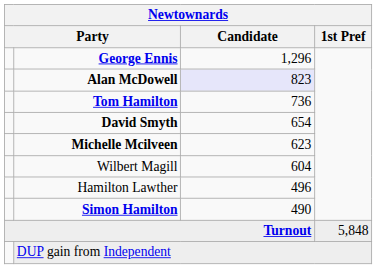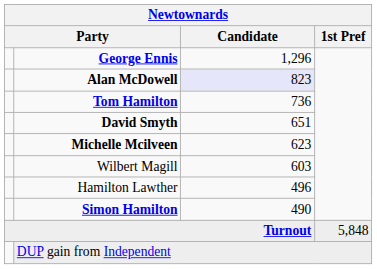(301, 123) 654 -> (301, 123) 651
(301, 166) 604 -> (301, 166) 603
